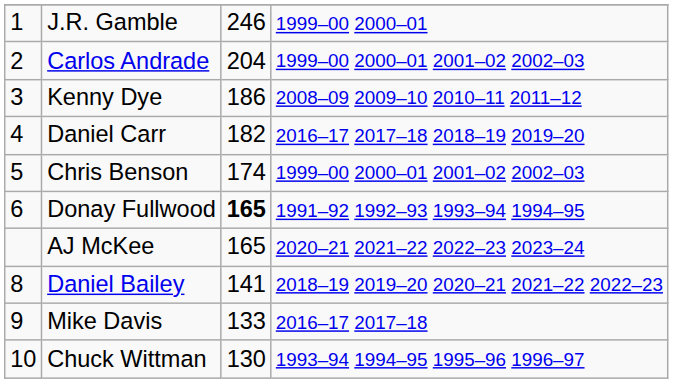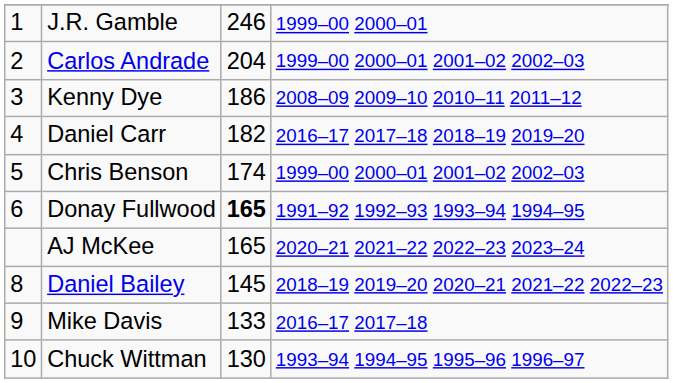(246, 284) 141 -> (246, 284) 145
